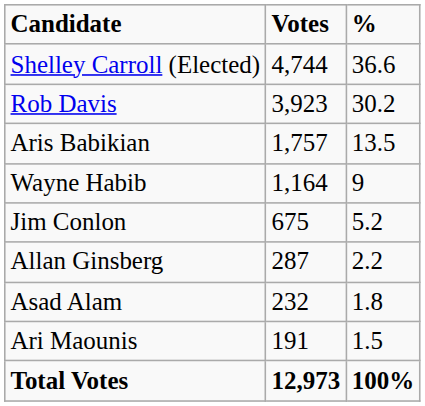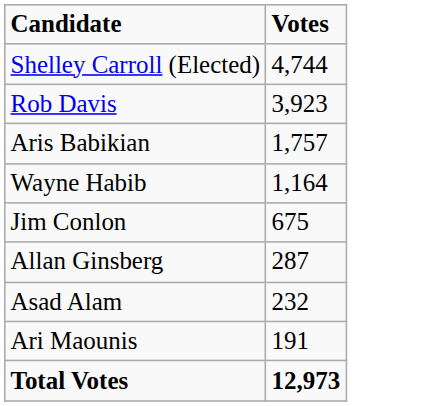- column: (364, 24)
